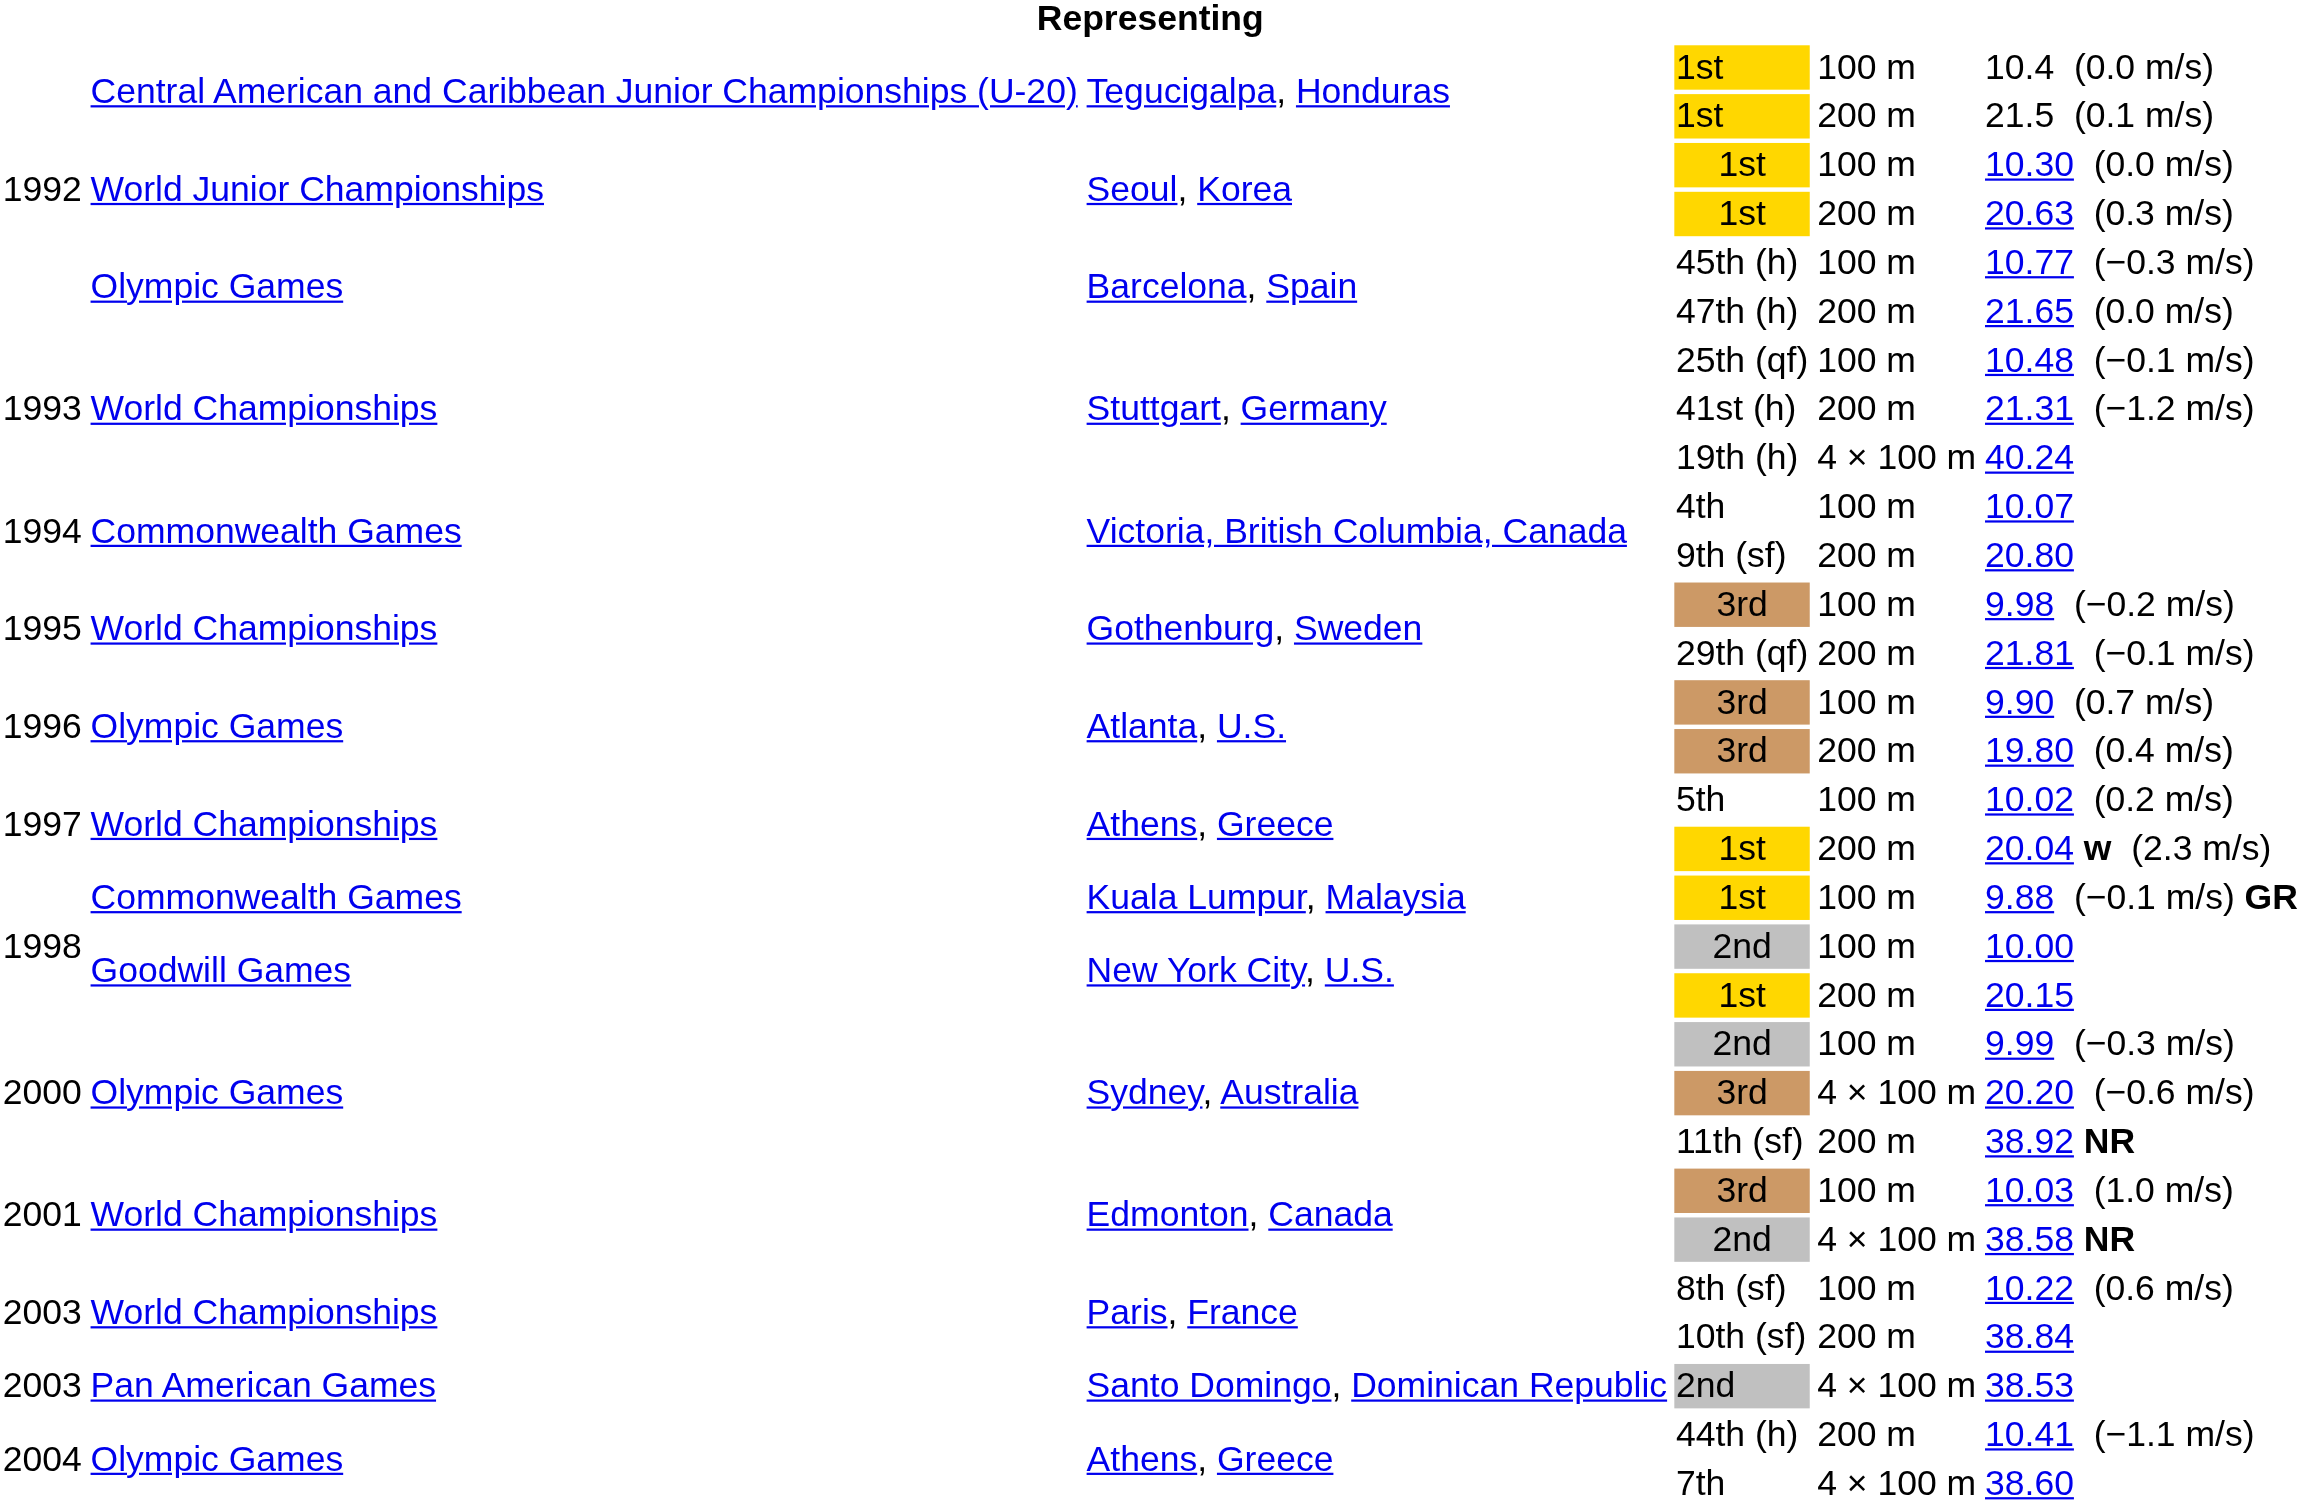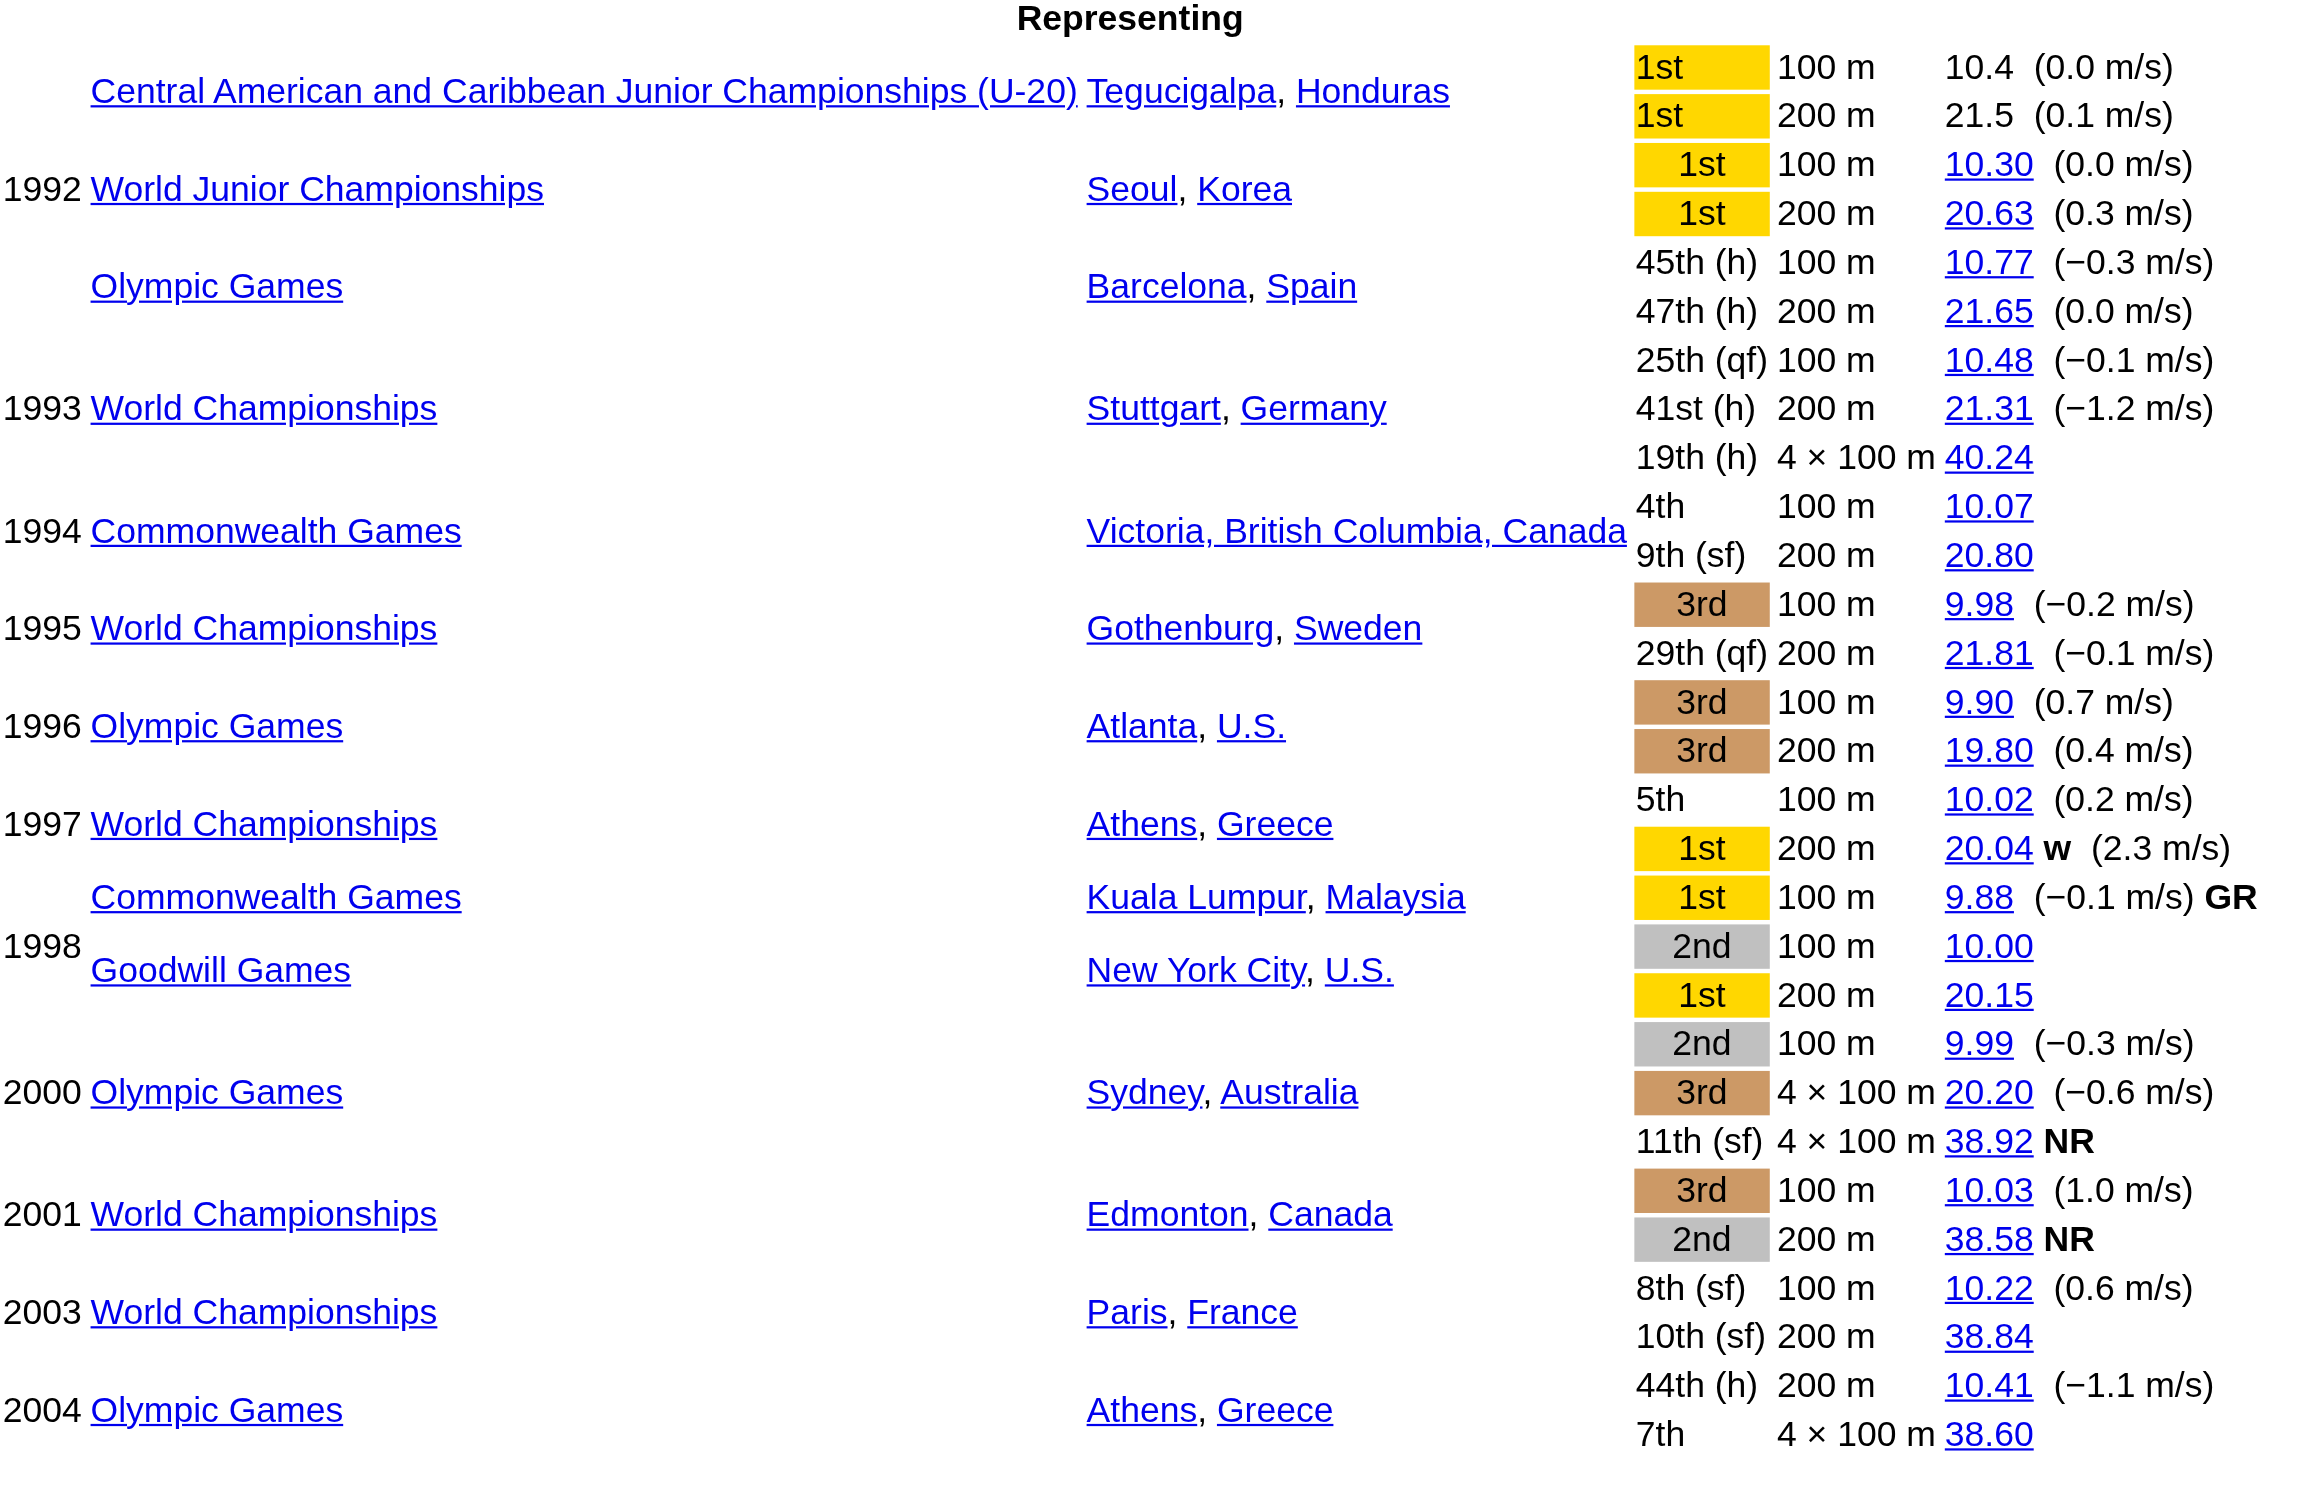(1867, 1141) 200 m -> (1856, 1141) 4 × 100 m
(1897, 1239) 4 × 100 m -> (1826, 1239) 200 m
- row: (1377, 1385)
